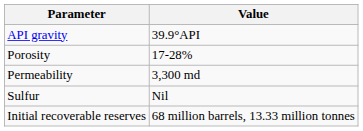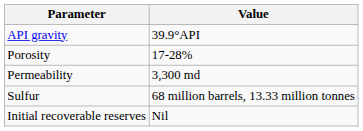(160, 95) Nil -> (253, 95) 68 million barrels, 13.33 million tonnes
(253, 116) 68 million barrels, 13.33 million tonnes -> (160, 116) Nil
